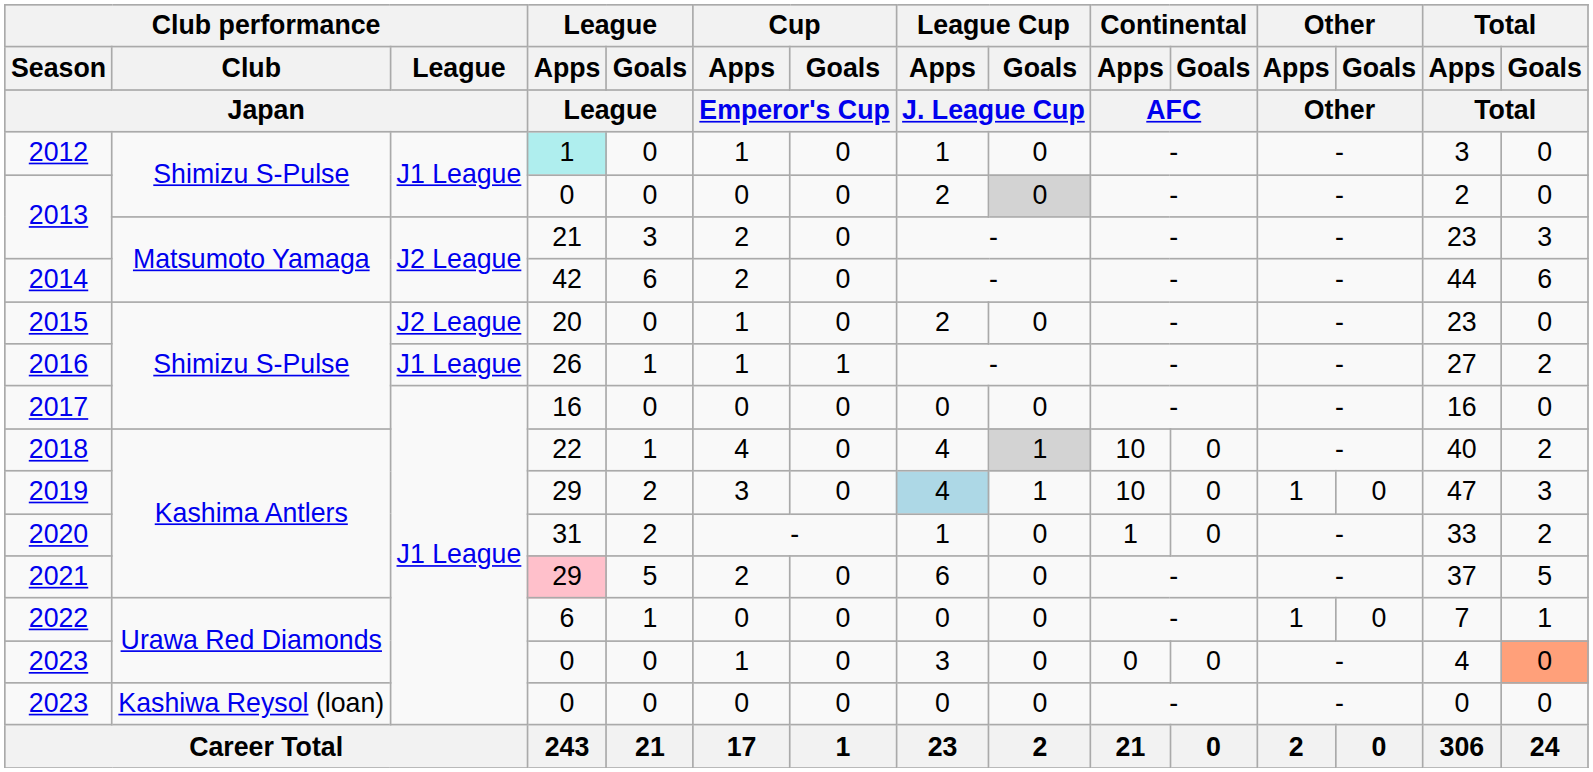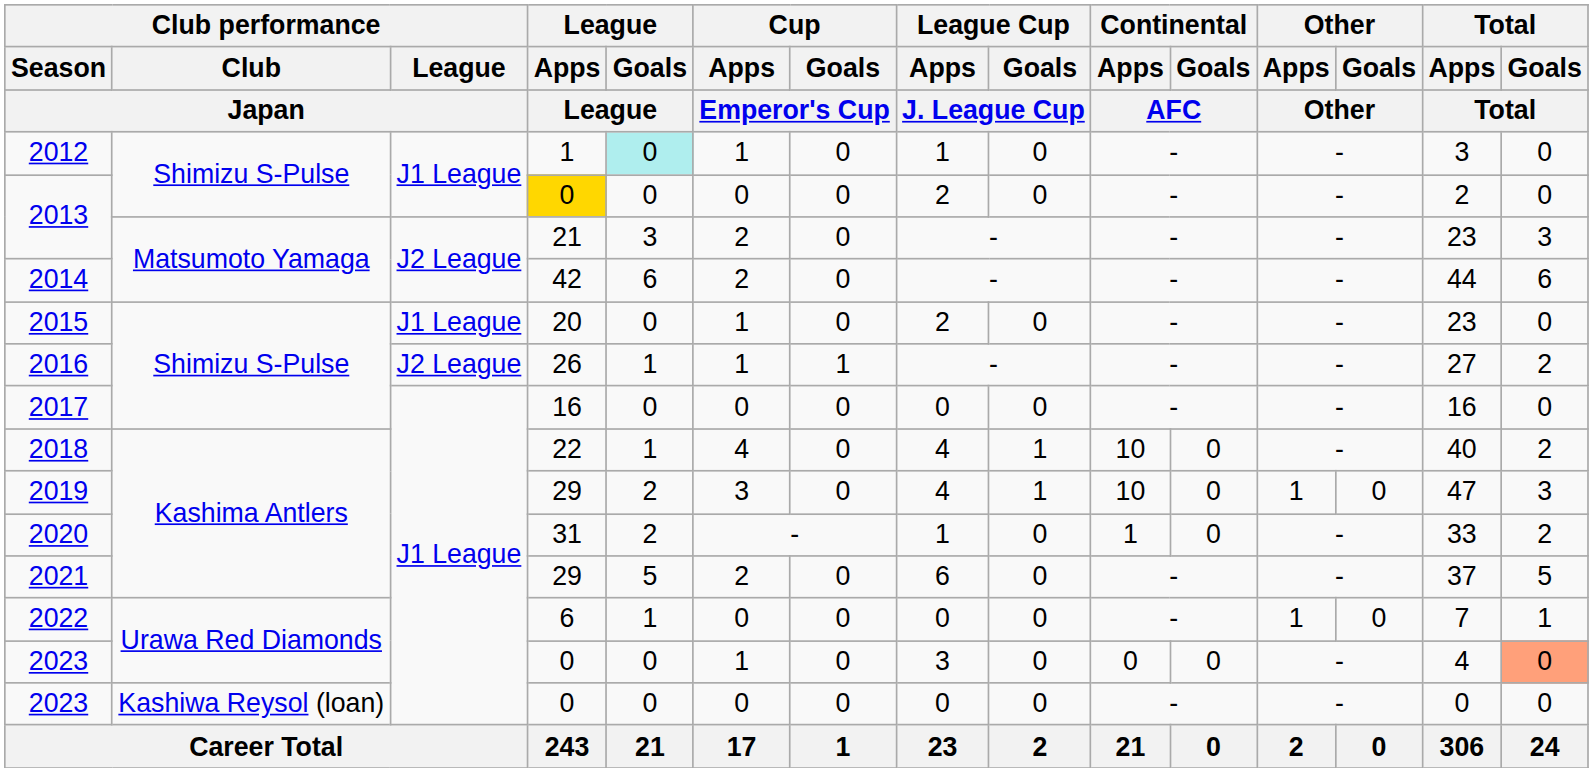(567, 152) paleturquoise background -> (567, 152) no background
(650, 152) no background -> (650, 152) paleturquoise background
(567, 195) no background -> (567, 195) gold background
(1040, 195) lightgrey background -> (1040, 195) no background
(459, 322) J2 League -> (459, 322) J1 League
(459, 364) J1 League -> (459, 364) J2 League
(1040, 449) lightgrey background -> (1040, 449) no background
(942, 491) lightblue background -> (942, 491) no background
(567, 576) pink background -> (567, 576) no background
